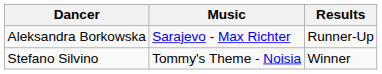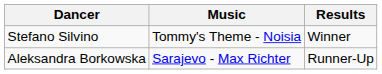rows swapped: (77, 36) <-> (53, 58)
